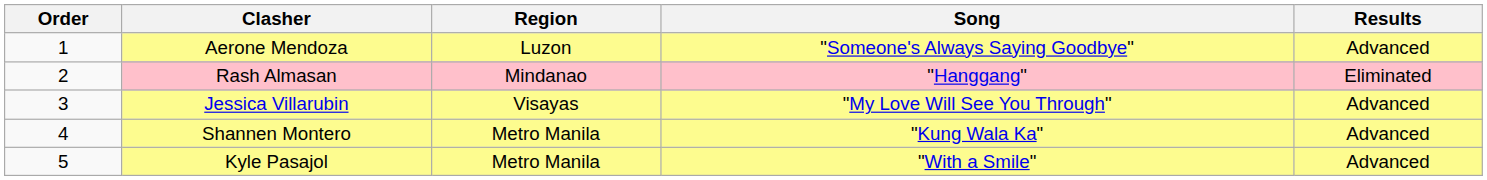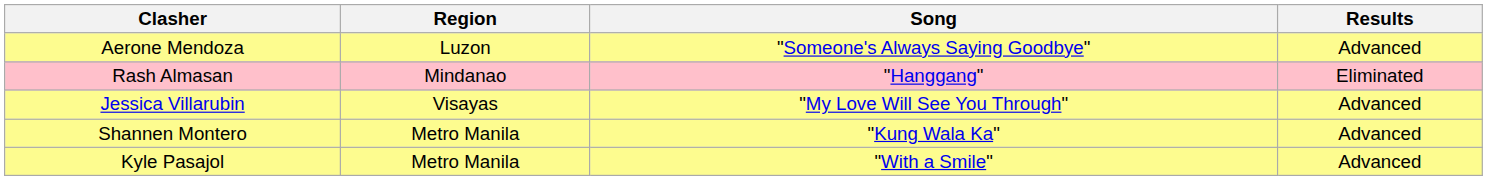- column: (63, 19)
